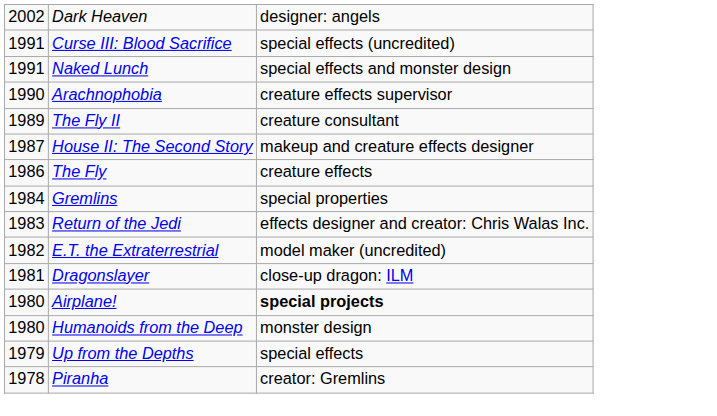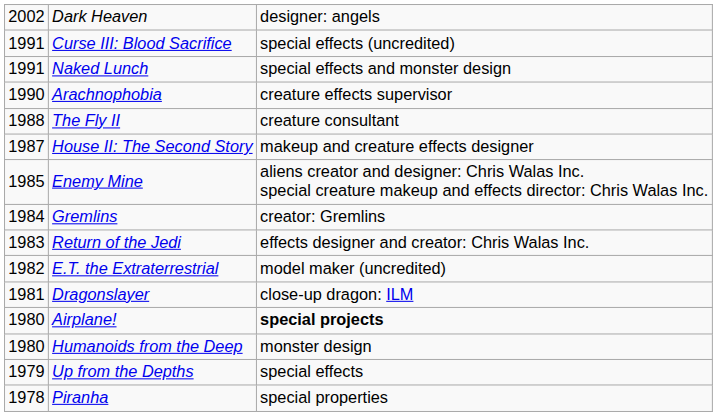(26, 120) 1989 -> (26, 120) 1988
- row: (79, 172)
+ row: (97, 181)
(324, 198) special properties -> (323, 216) creator: Gremlins
(323, 379) creator: Gremlins -> (324, 398) special properties
